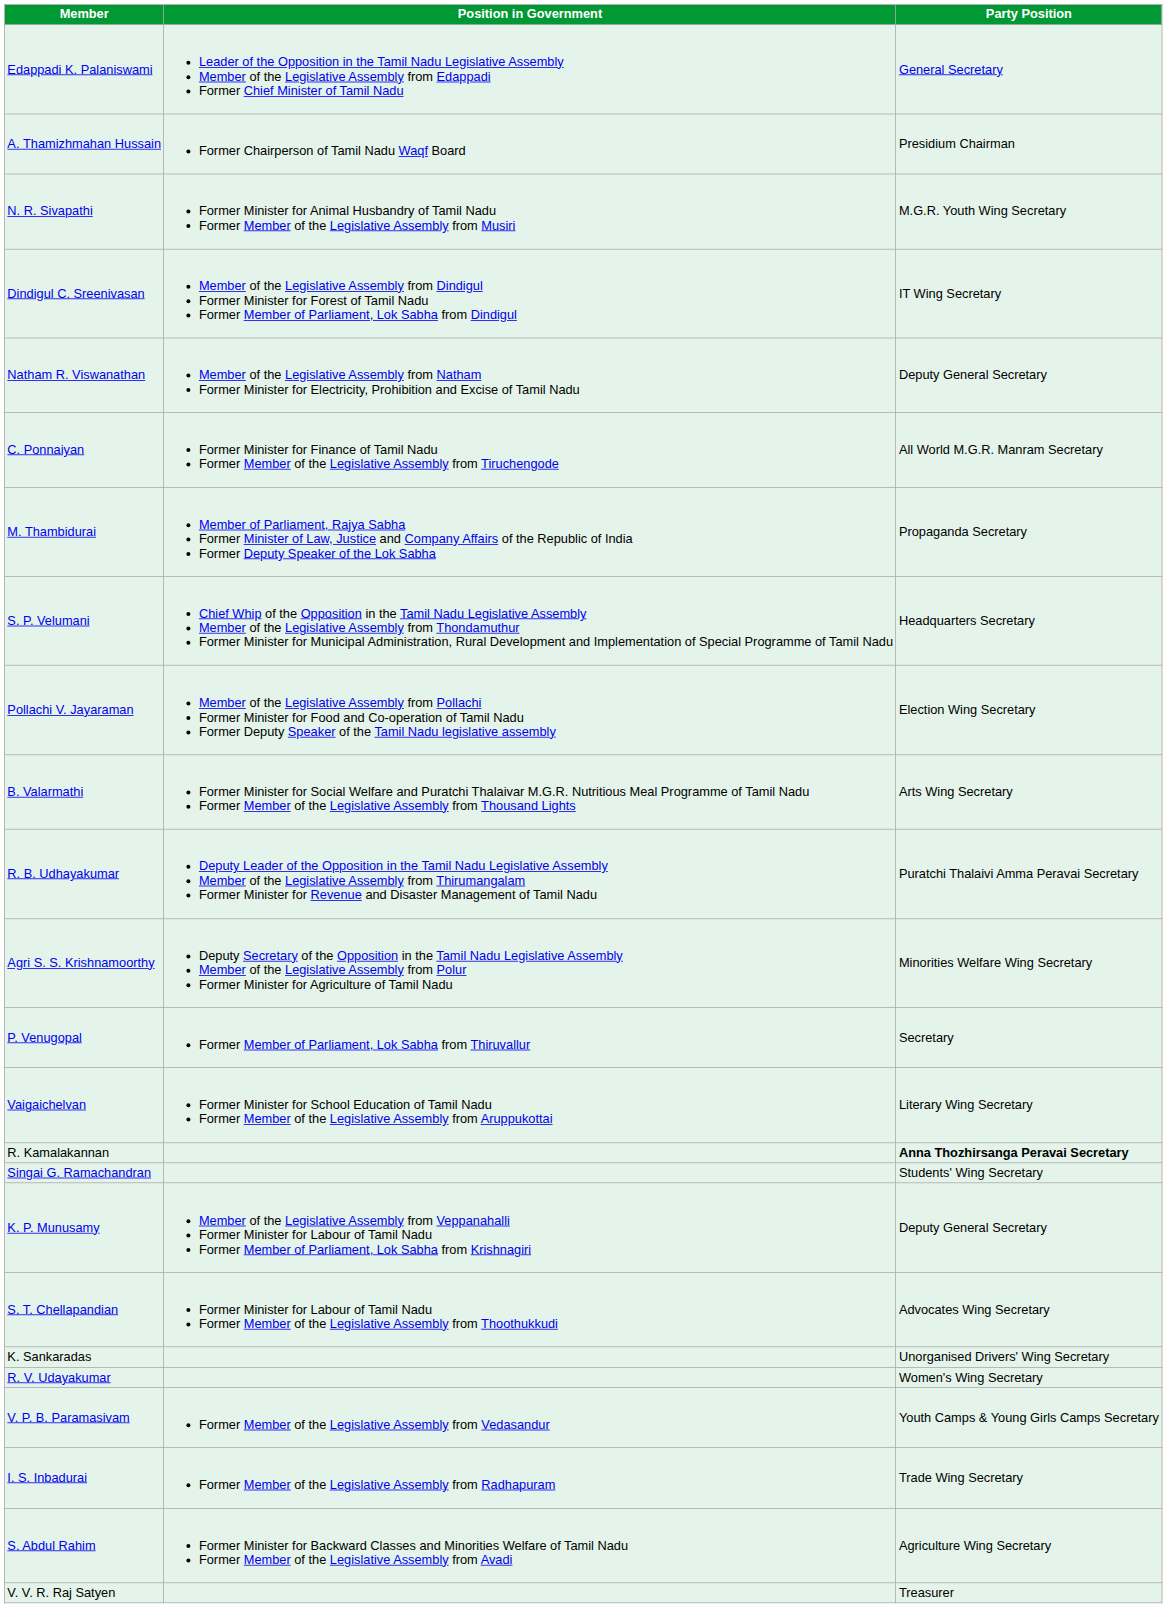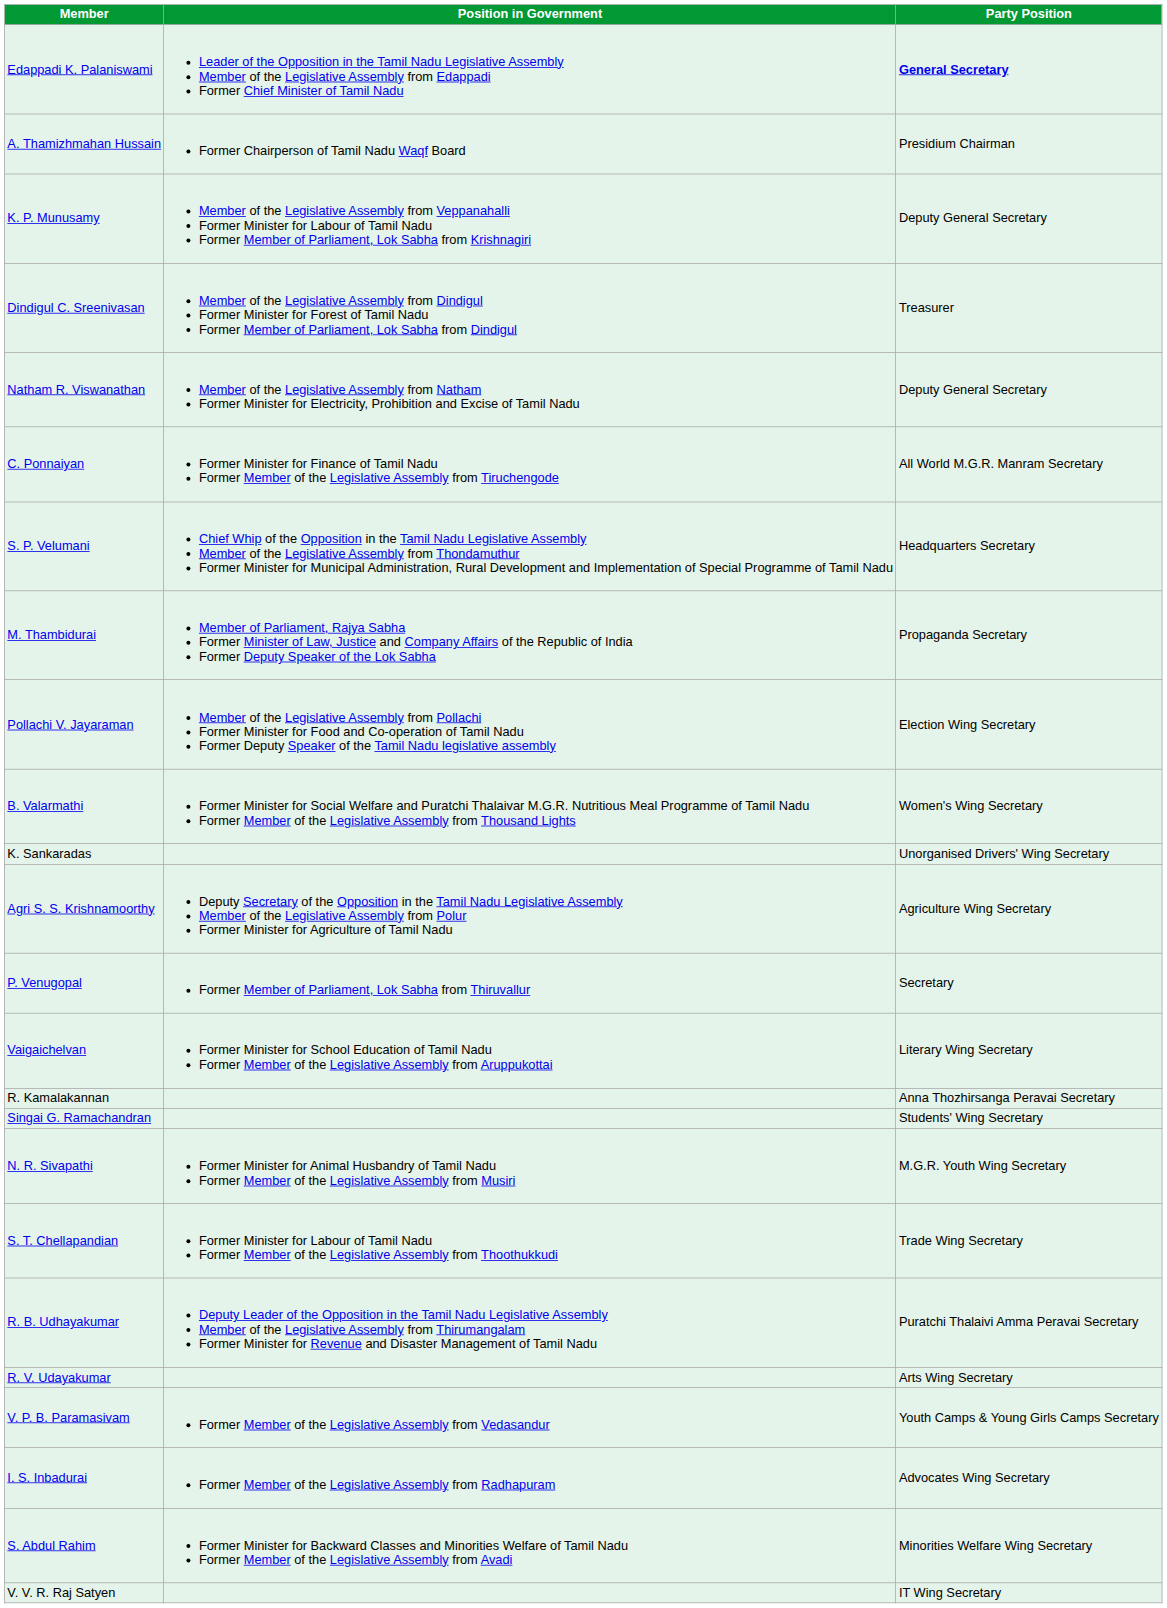(951, 69) normal -> (954, 69) bold
rows swapped: (53, 1227) <-> (50, 211)
(950, 293) IT Wing Secretary -> (926, 307) Treasurer
rows swapped: (52, 531) <-> (49, 621)
(956, 792) Arts Wing Secretary -> (971, 806) Women's Wing Secretary
rows swapped: (63, 873) <-> (49, 1357)
(996, 963) Minorities Welfare Wing Secretary -> (975, 908) Agriculture Wing Secretary
(1014, 1152) bold -> (1007, 1098) normal
(974, 1309) Advocates Wing Secretary -> (961, 1240) Trade Wing Secretary
(971, 1377) Women's Wing Secretary -> (956, 1377) Arts Wing Secretary
(961, 1478) Trade Wing Secretary -> (974, 1478) Advocates Wing Secretary
(975, 1545) Agriculture Wing Secretary -> (996, 1545) Minorities Welfare Wing Secretary
(926, 1593) Treasurer -> (950, 1593) IT Wing Secretary
